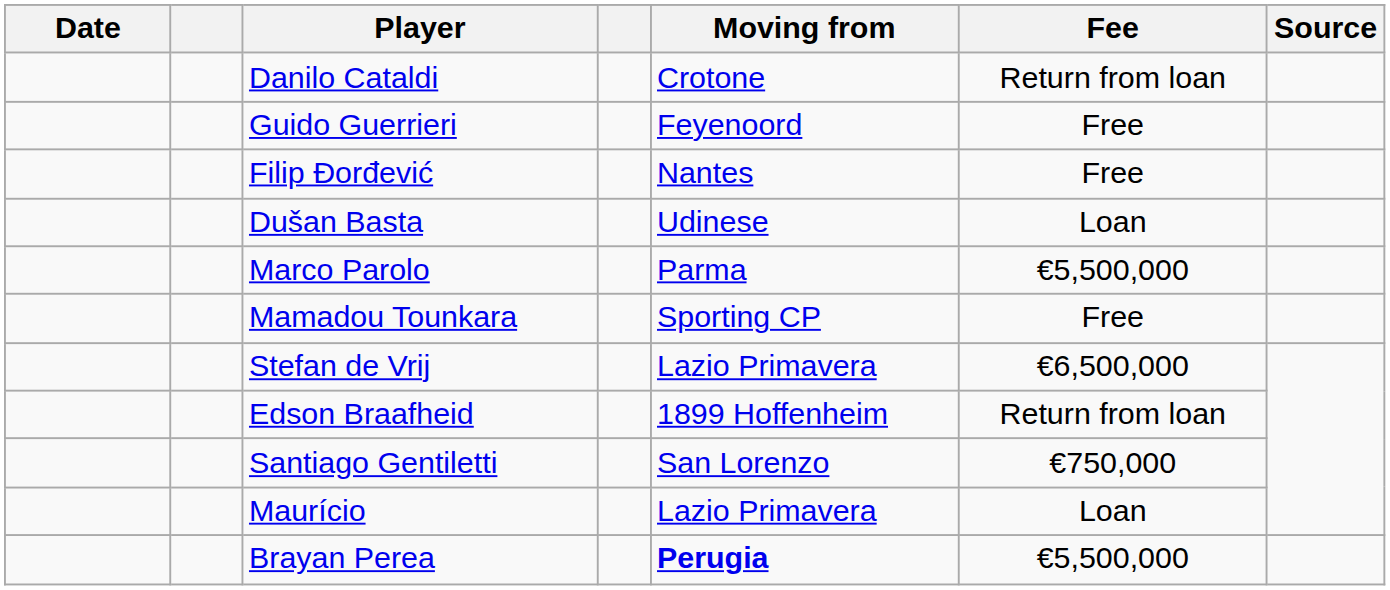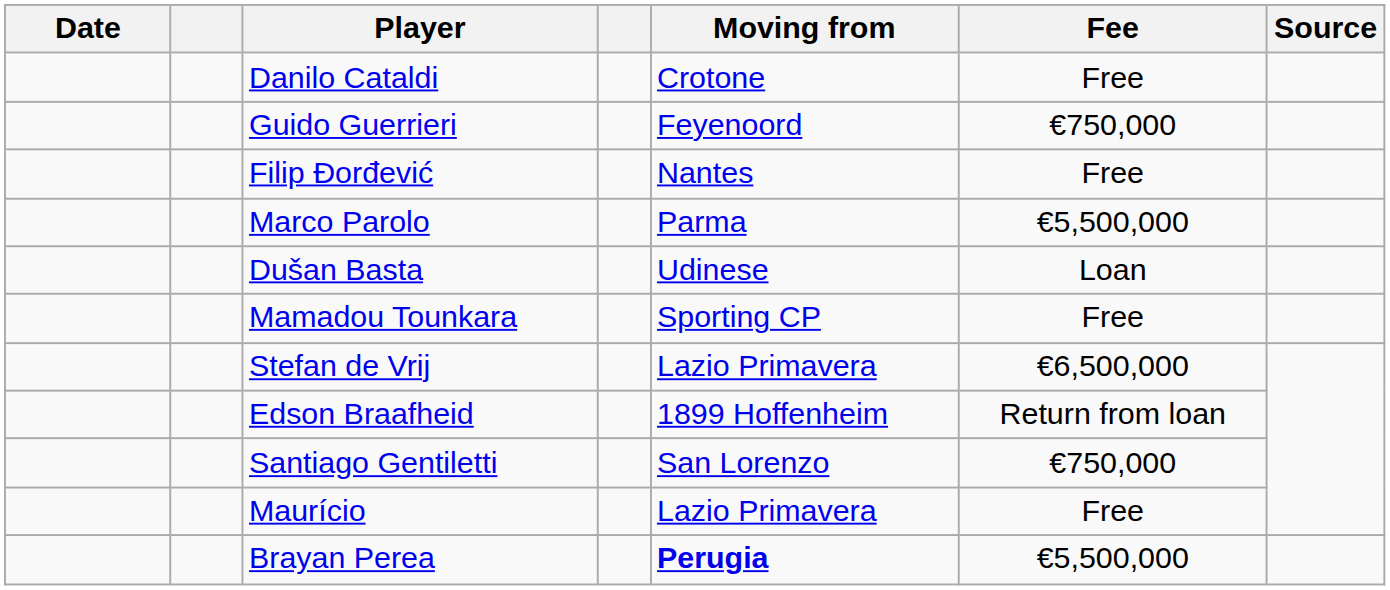(1113, 76) Return from loan -> (1113, 76) Free
(1113, 125) Free -> (1113, 125) €750,000
rows swapped: (339, 269) <-> (336, 221)
(1113, 510) Loan -> (1113, 510) Free
